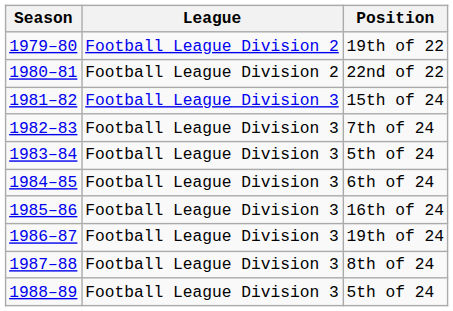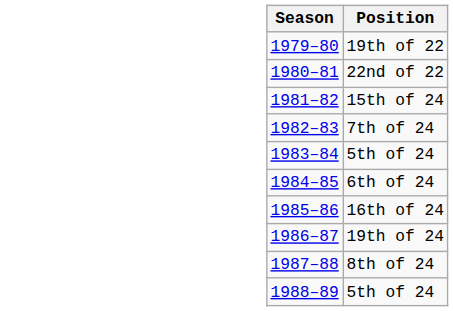- column: (212, 19)
